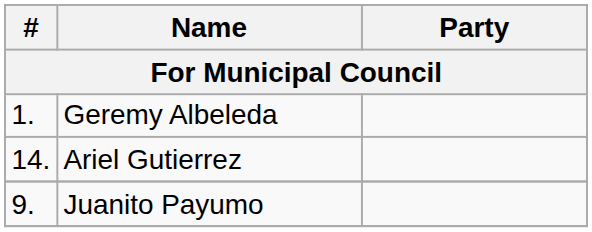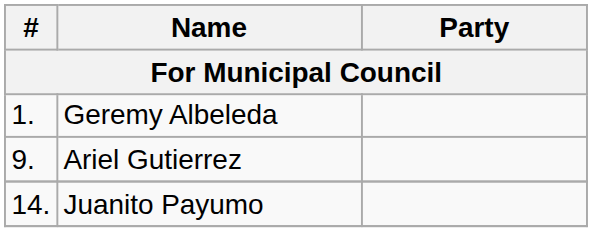(31, 160) 14. -> (23, 160) 9.
(23, 204) 9. -> (31, 204) 14.
